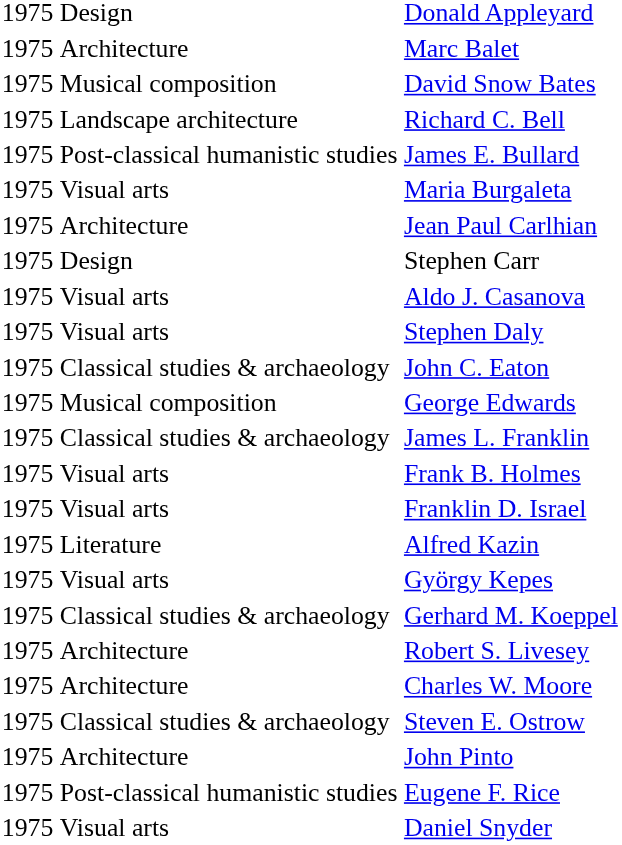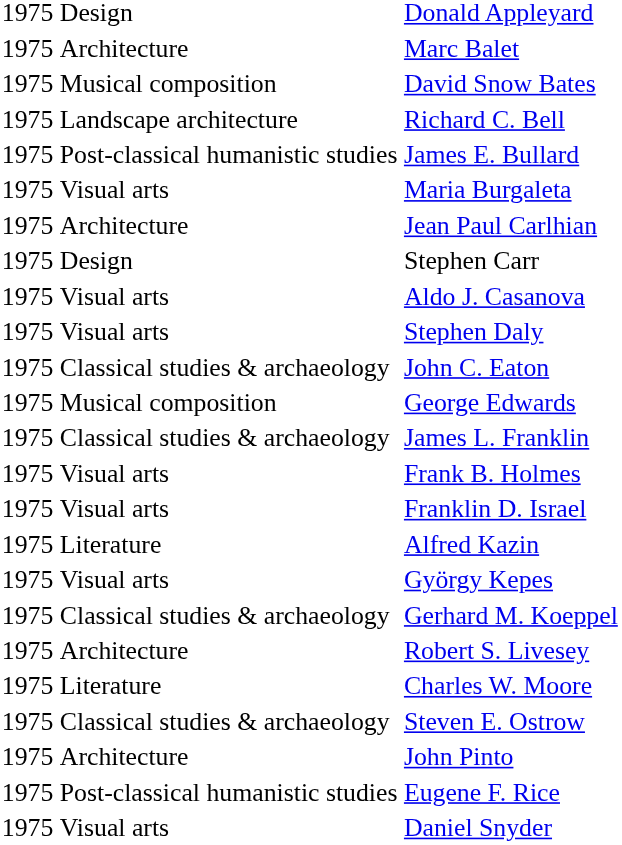(124, 685) Architecture -> (111, 685) Literature
